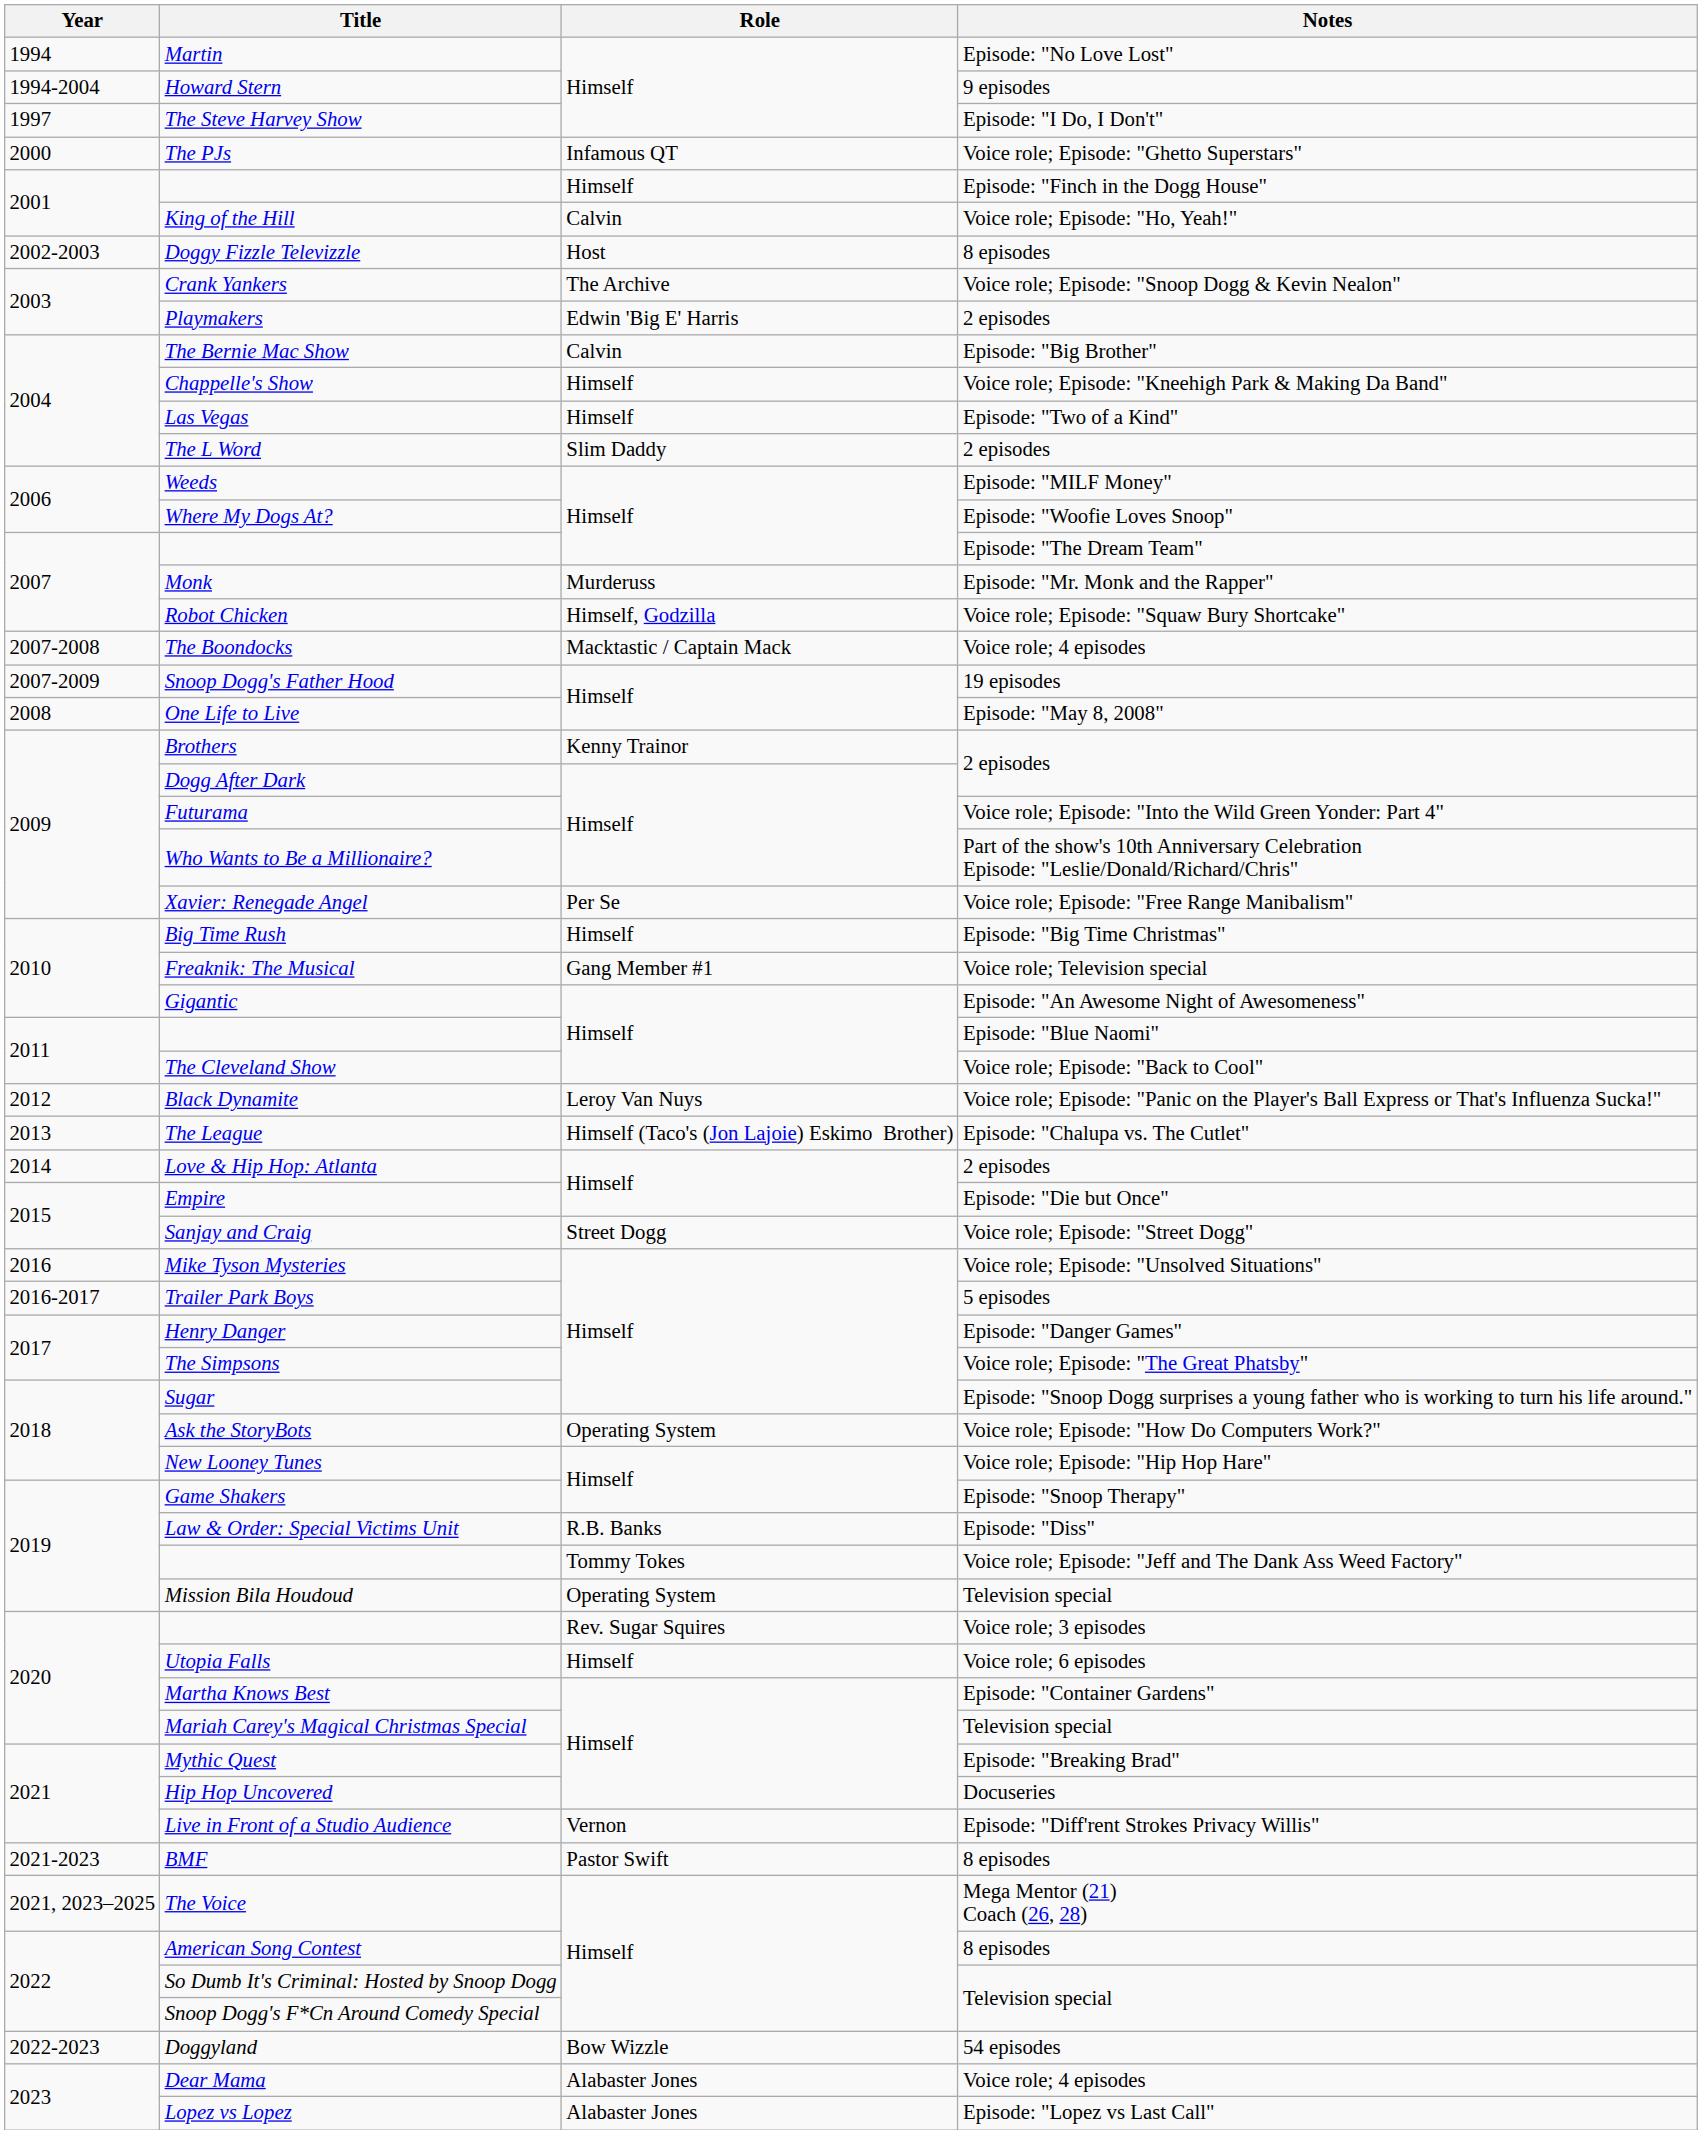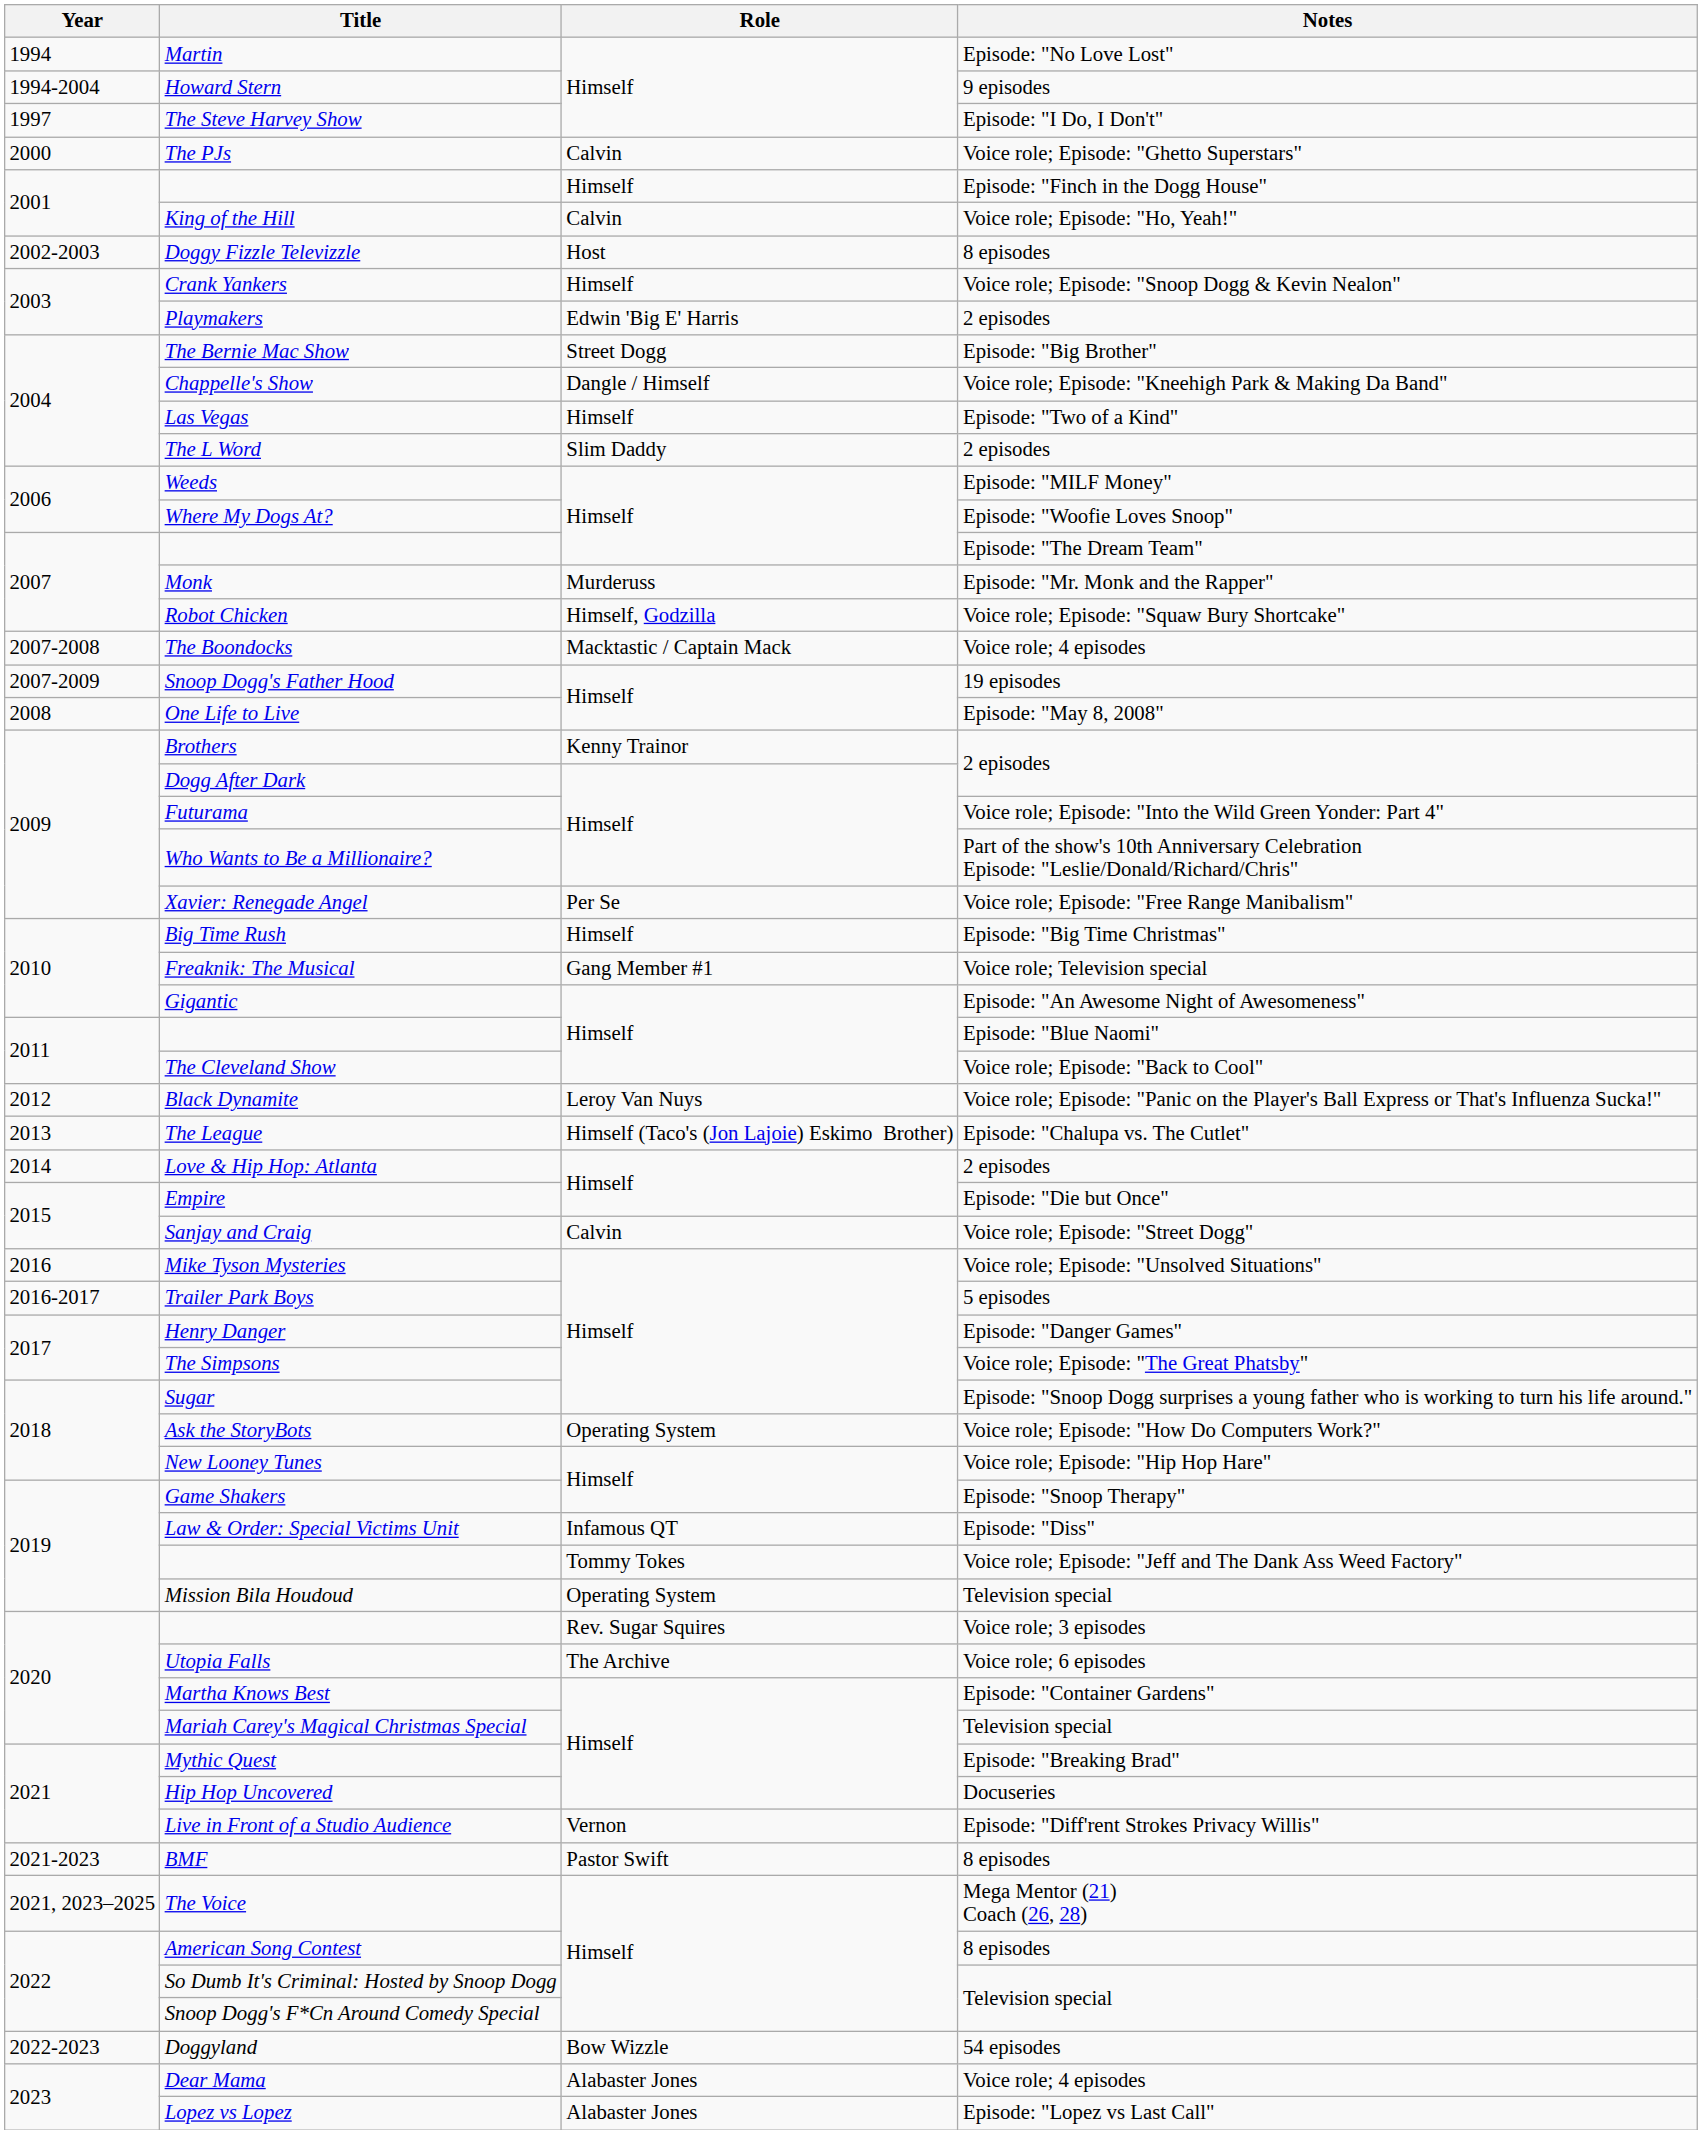(622, 152) Infamous QT -> (594, 152) Calvin
(618, 284) The Archive -> (600, 284) Himself
(594, 350) Calvin -> (616, 350) Street Dogg
(600, 383) Himself -> (638, 383) Dangle / Himself
(616, 1231) Street Dogg -> (594, 1231) Calvin
(614, 1528) R.B. Banks -> (622, 1528) Infamous QT
(600, 1660) Himself -> (618, 1660) The Archive
